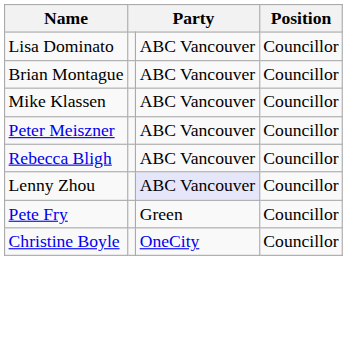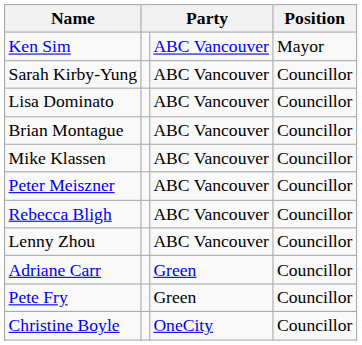+ row: (40, 46)
+ row: (73, 74)
(197, 185) lavender background -> (211, 241) no background
+ row: (55, 269)
